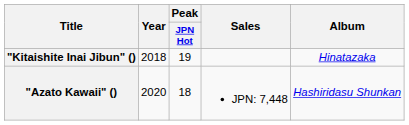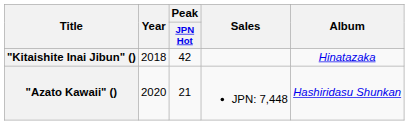(185, 57) 19 -> (185, 57) 42
(185, 93) 18 -> (185, 93) 21
